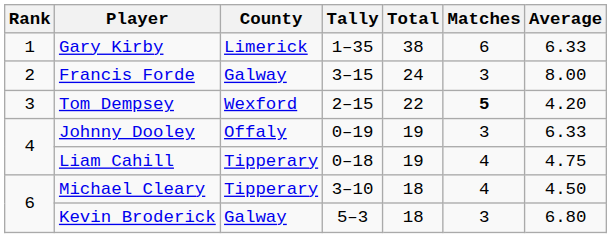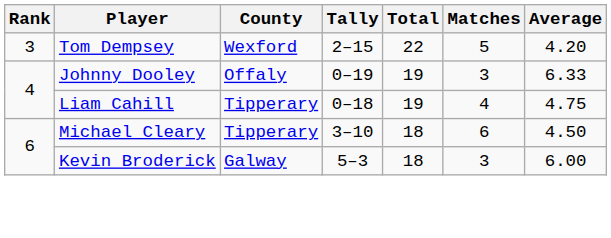- row: (111, 47)
- row: (127, 76)
(484, 104) bold -> (484, 47) normal
(484, 189) 4 -> (484, 132) 6
(566, 218) 6.80 -> (566, 161) 6.00
